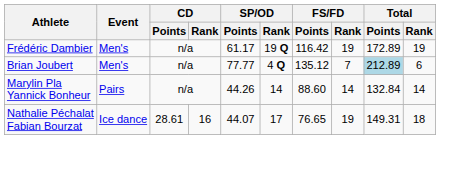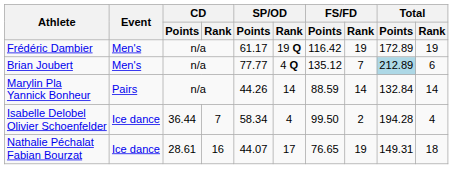(312, 90) 88.60 -> (325, 90) 88.59
+ row: (57, 120)
